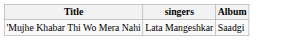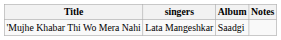+ column: (263, 12)
